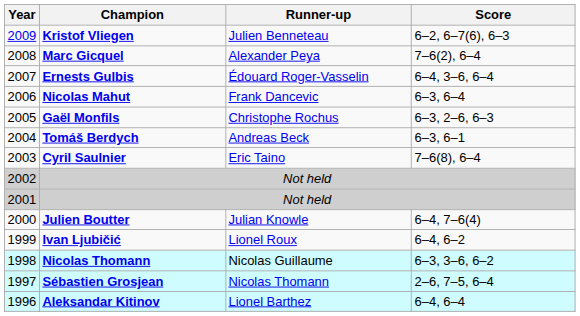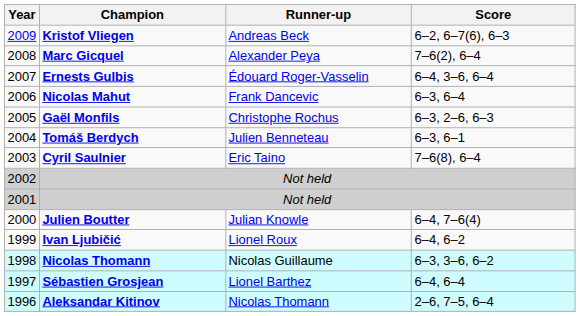(278, 36) Julien Benneteau -> (269, 36) Andreas Beck
(269, 138) Andreas Beck -> (278, 138) Julien Benneteau
(279, 281) Nicolas Thomann -> (270, 281) Lionel Barthez
(454, 281) 2–6, 7–5, 6–4 -> (440, 281) 6–4, 6–4
(270, 302) Lionel Barthez -> (279, 302) Nicolas Thomann
(440, 302) 6–4, 6–4 -> (454, 302) 2–6, 7–5, 6–4
